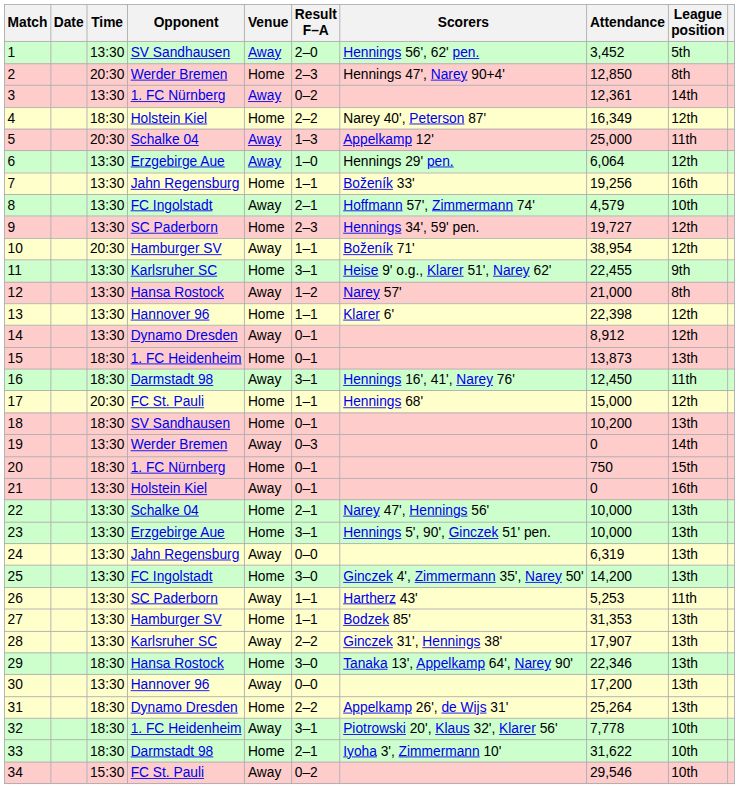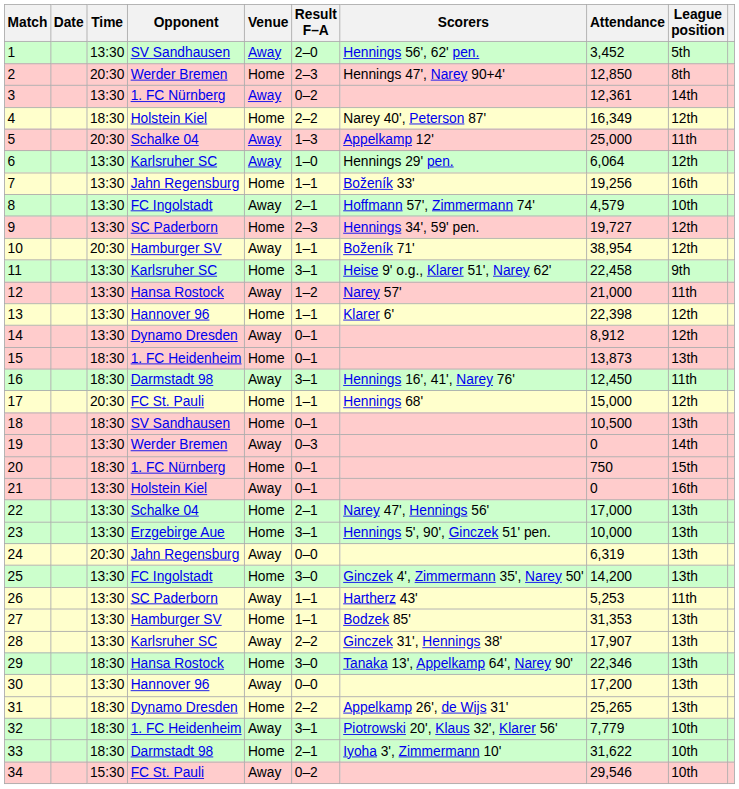(178, 161) Erzgebirge Aue -> (174, 161) Karlsruher SC
(611, 270) 22,455 -> (611, 270) 22,458
(681, 292) 8th -> (684, 292) 11th
(611, 423) 10,200 -> (611, 423) 10,500
(611, 510) 10,000 -> (611, 510) 17,000
(107, 554) 13:30 -> (107, 554) 20:30
(611, 707) 25,264 -> (611, 707) 25,265
(607, 729) 7,778 -> (607, 729) 7,779
